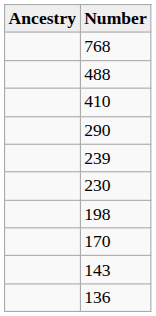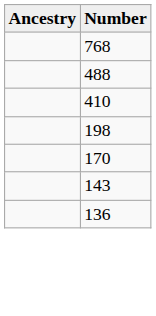- row: (97, 130)
- row: (97, 158)
- row: (97, 185)
